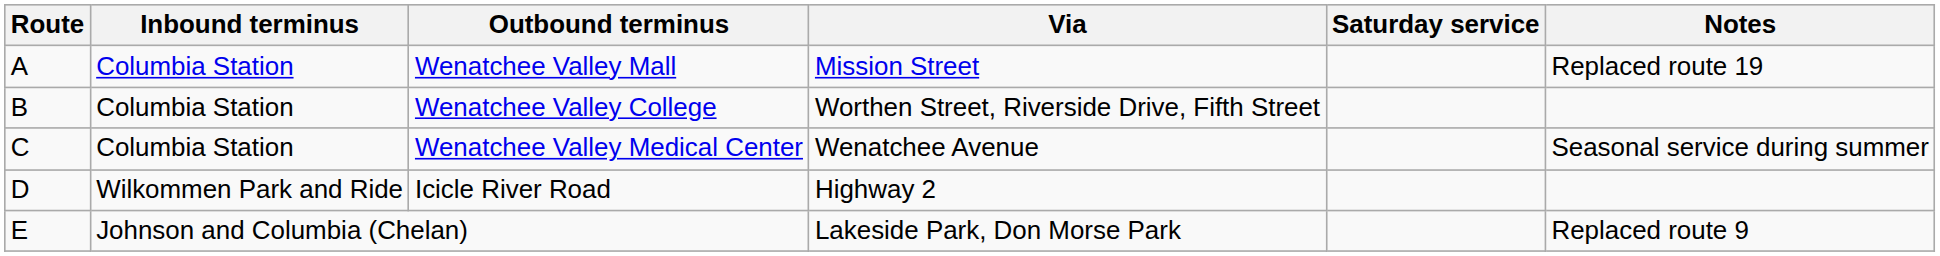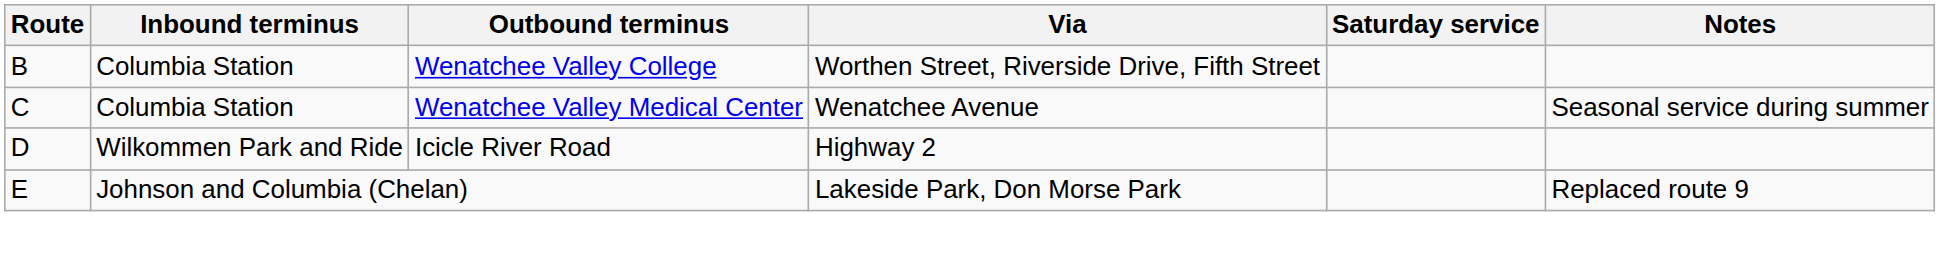- row: (546, 66)
